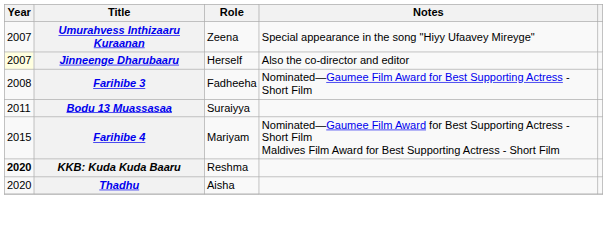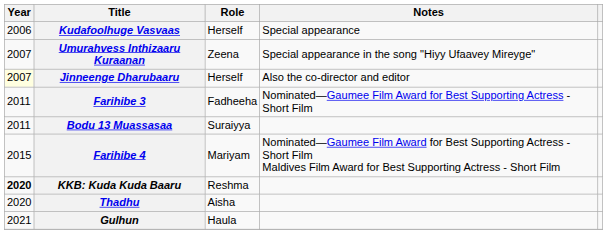+ row: (119, 30)
(19, 84) 2008 -> (19, 101) 2011
+ row: (119, 220)
